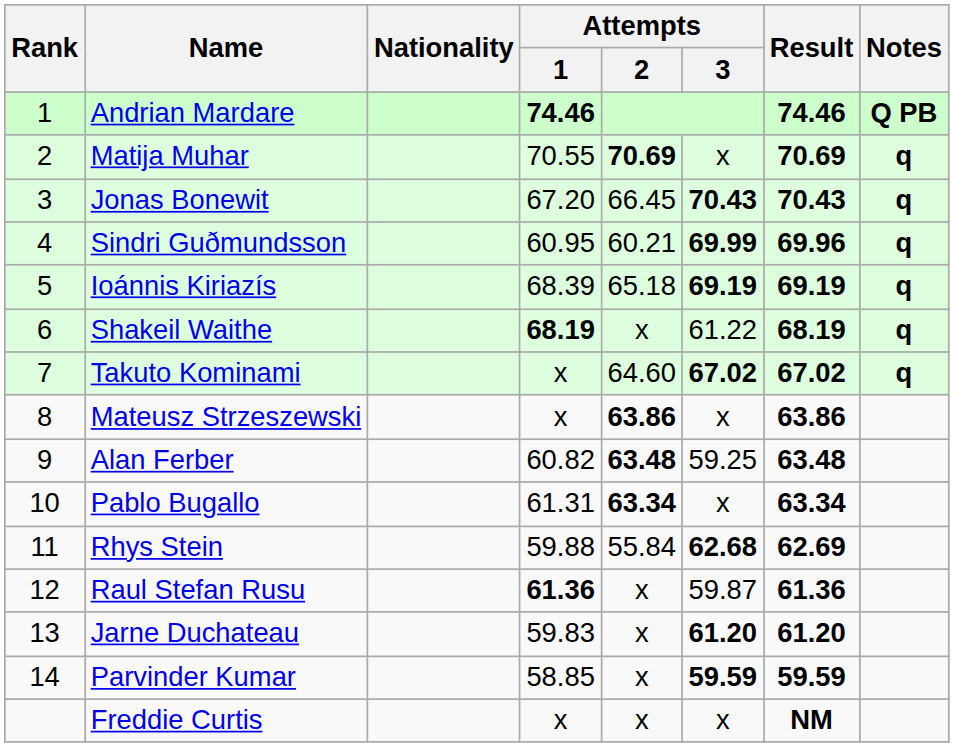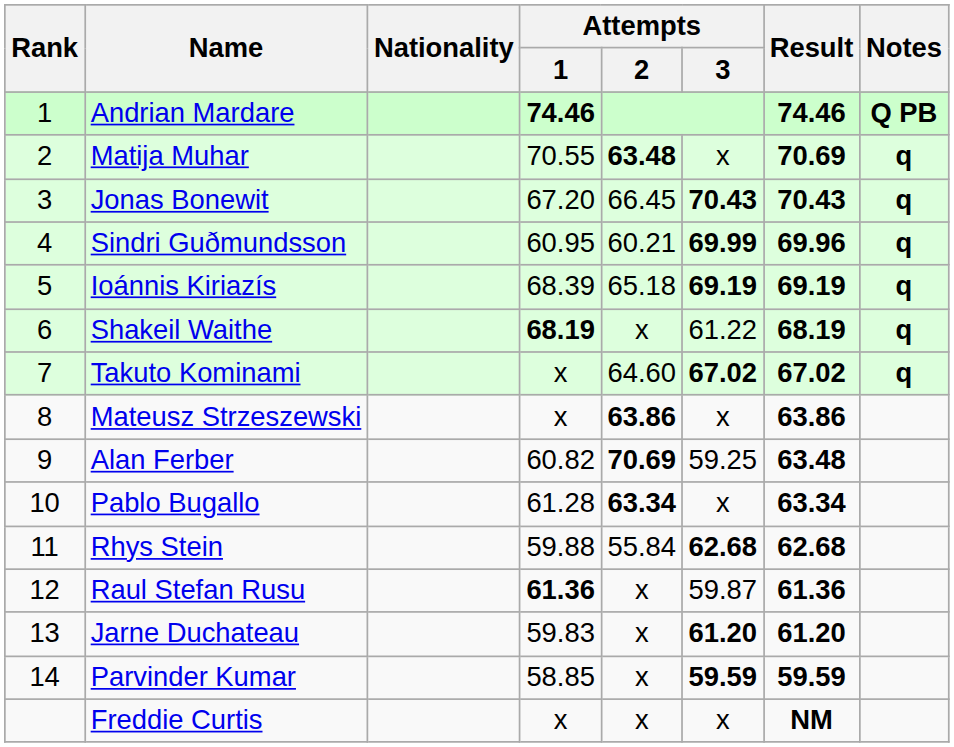(642, 156) 70.69 -> (642, 156) 63.48
(642, 460) 63.48 -> (642, 460) 70.69
(561, 503) 61.31 -> (561, 503) 61.28
(811, 546) 62.69 -> (811, 546) 62.68
